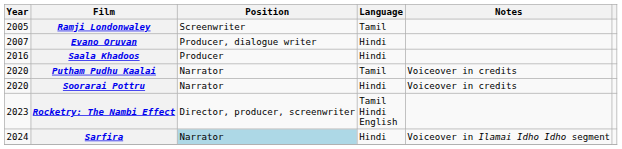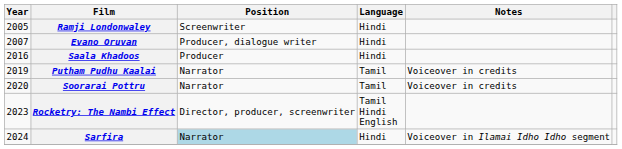(373, 27) Tamil -> (373, 27) Hindi
(17, 71) 2020 -> (17, 71) 2019
(373, 86) Hindi -> (373, 86) Tamil
